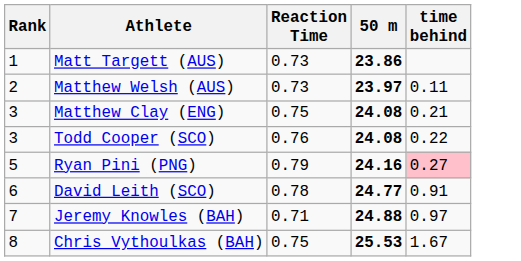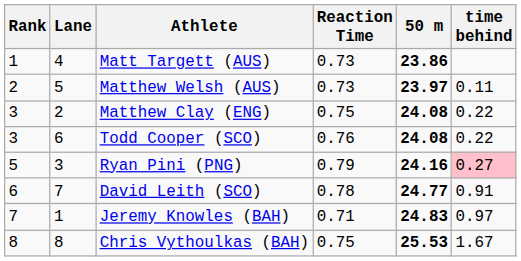+ column: (73, 27)
(429, 113) 0.21 -> (475, 113) 0.22
(378, 217) 24.88 -> (424, 217) 24.83
